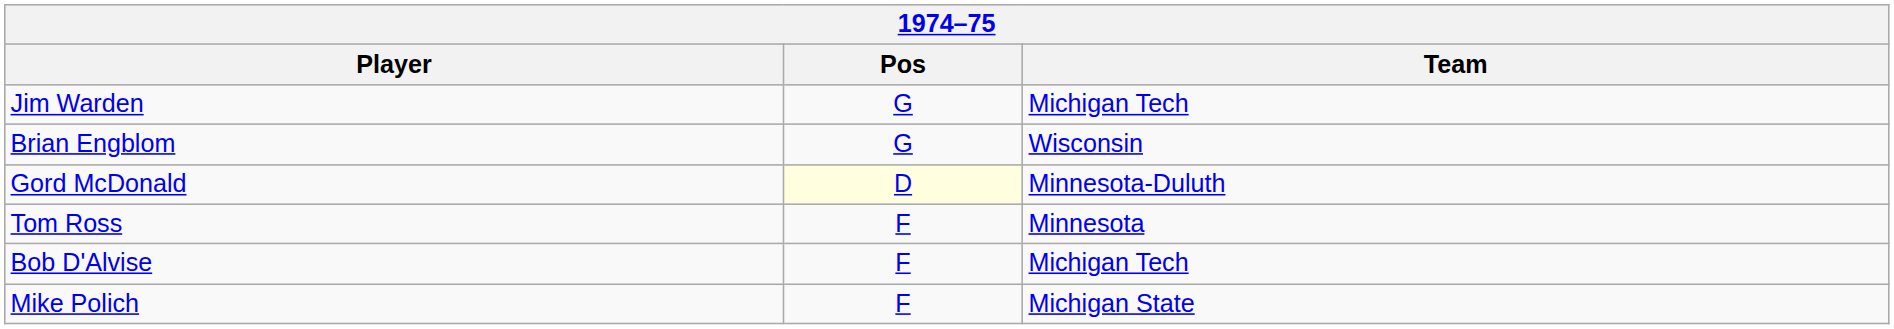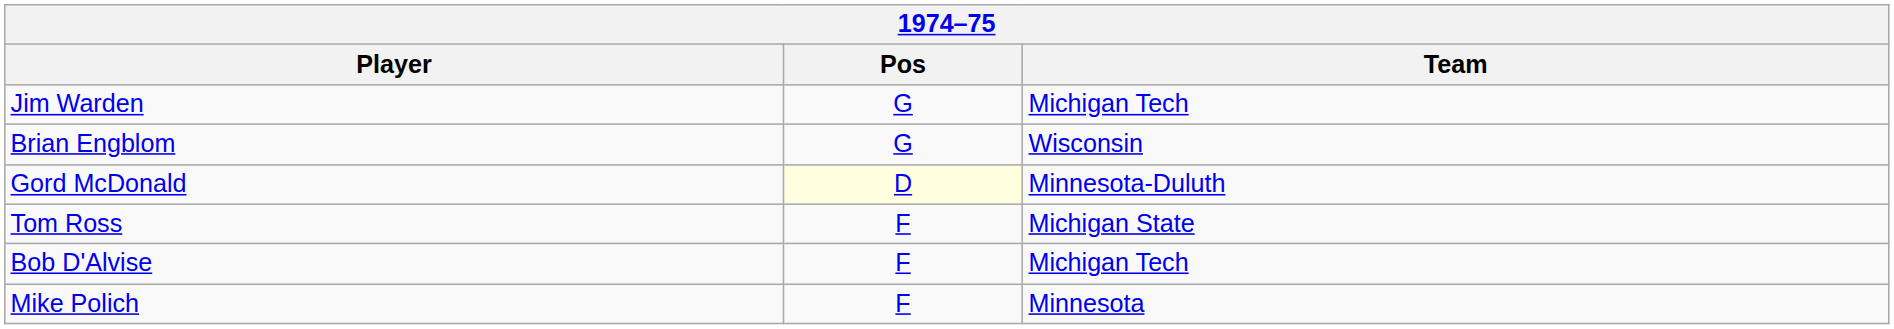(1086, 223) Minnesota -> (1112, 223) Michigan State
(1112, 303) Michigan State -> (1086, 303) Minnesota
